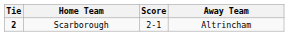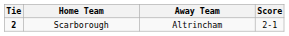columns swapped: (154, 11) <-> (226, 11)
